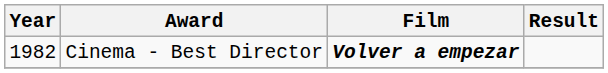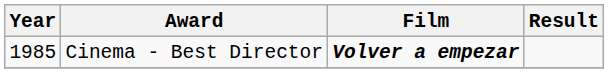(33, 52) 1982 -> (33, 52) 1985
